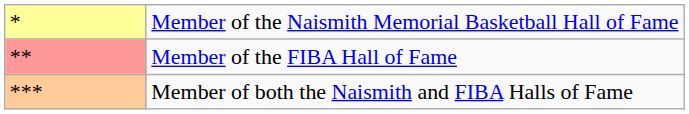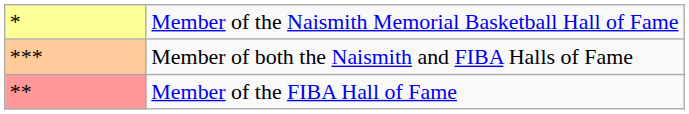rows swapped: (304, 56) <-> (392, 91)
